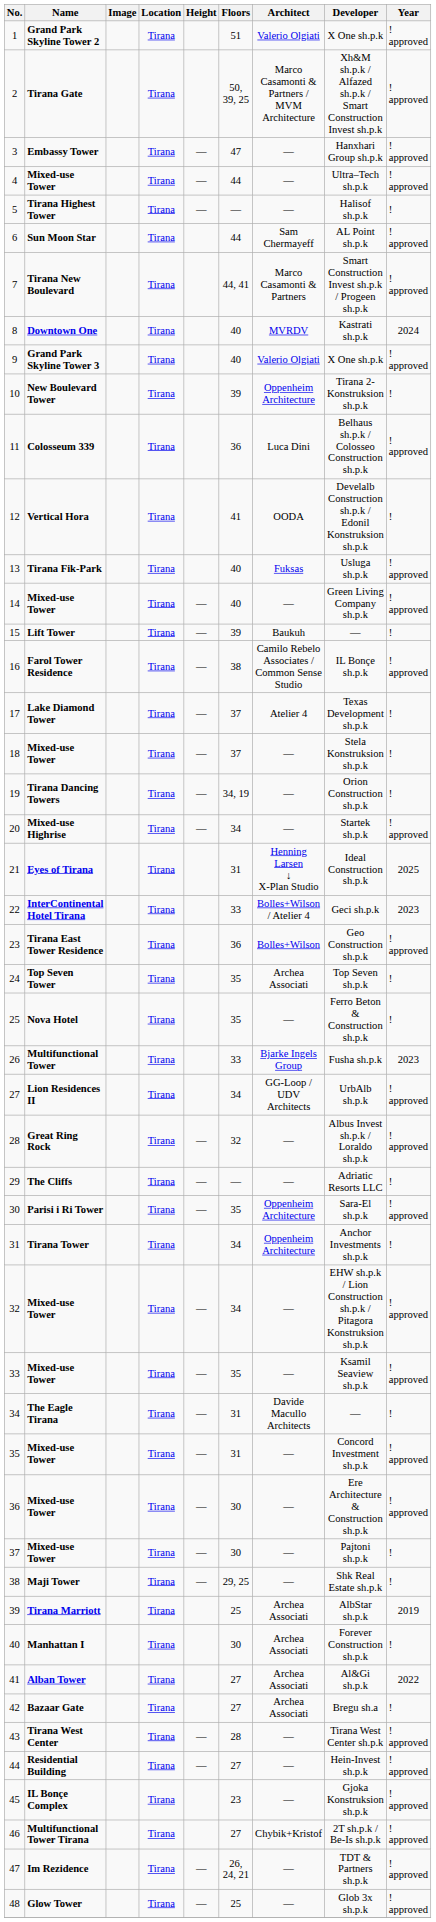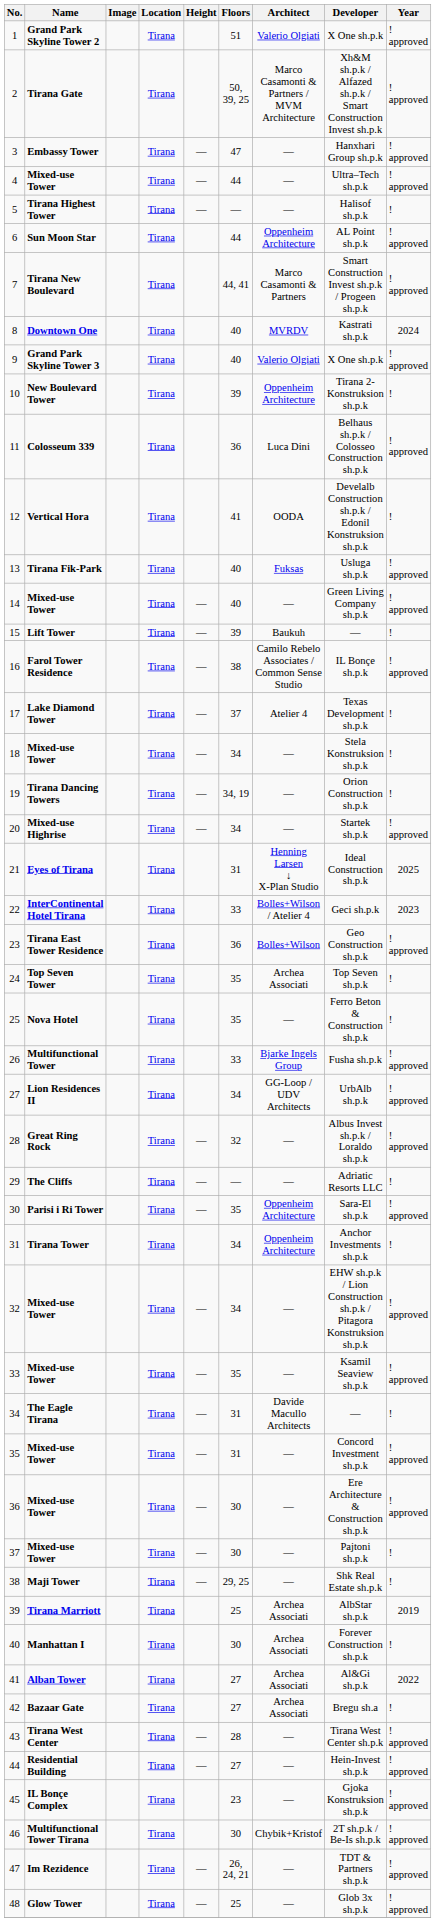(289, 238) Sam Chermayeff -> (289, 238) Oppenheim Architecture
(236, 753) 37 -> (236, 753) 34
(408, 1060) 2023 -> (408, 1060) ! approved
(236, 1834) 27 -> (236, 1834) 30
